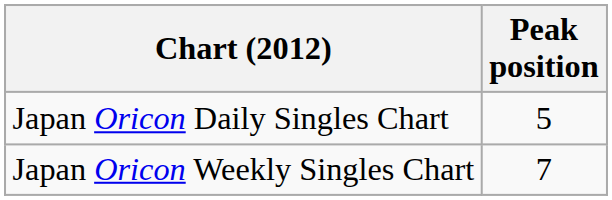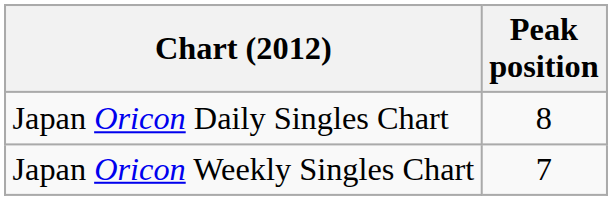(544, 117) 5 -> (544, 117) 8
